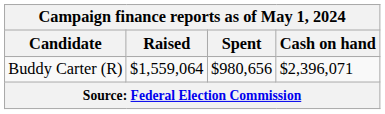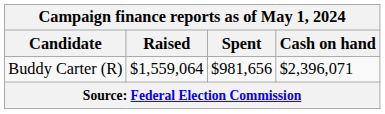(242, 69) $980,656 -> (242, 69) $981,656
